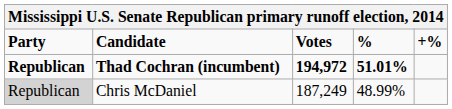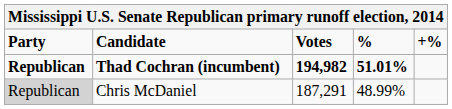(321, 66) 194,972 -> (321, 66) 194,982
(321, 91) 187,249 -> (321, 91) 187,291
